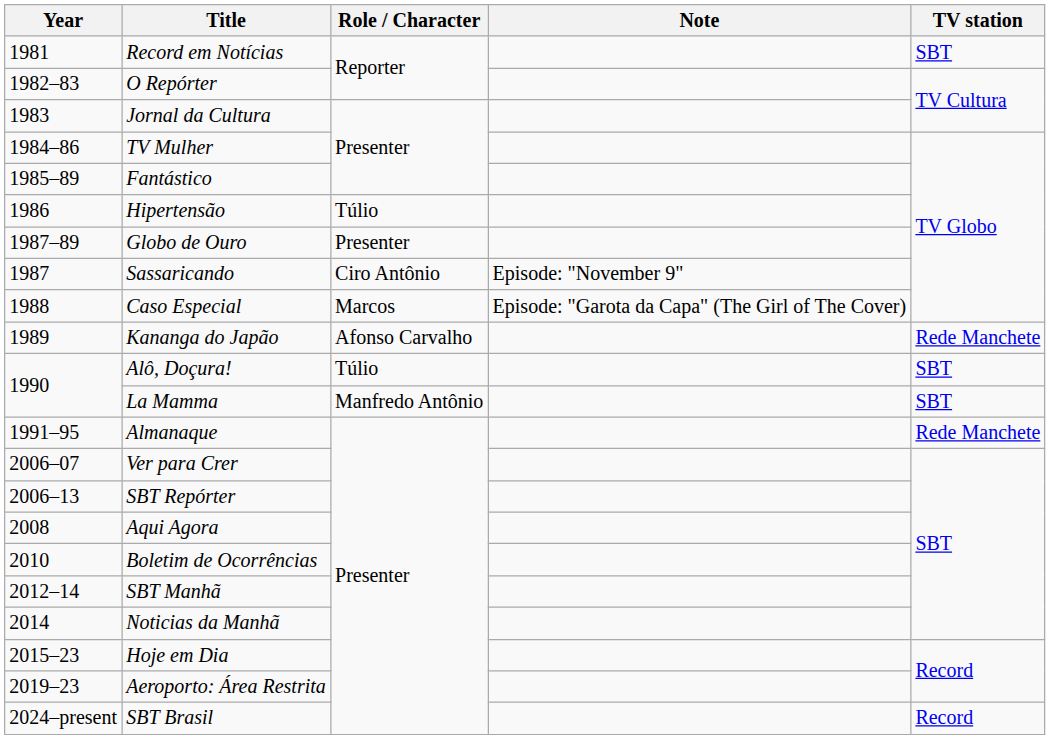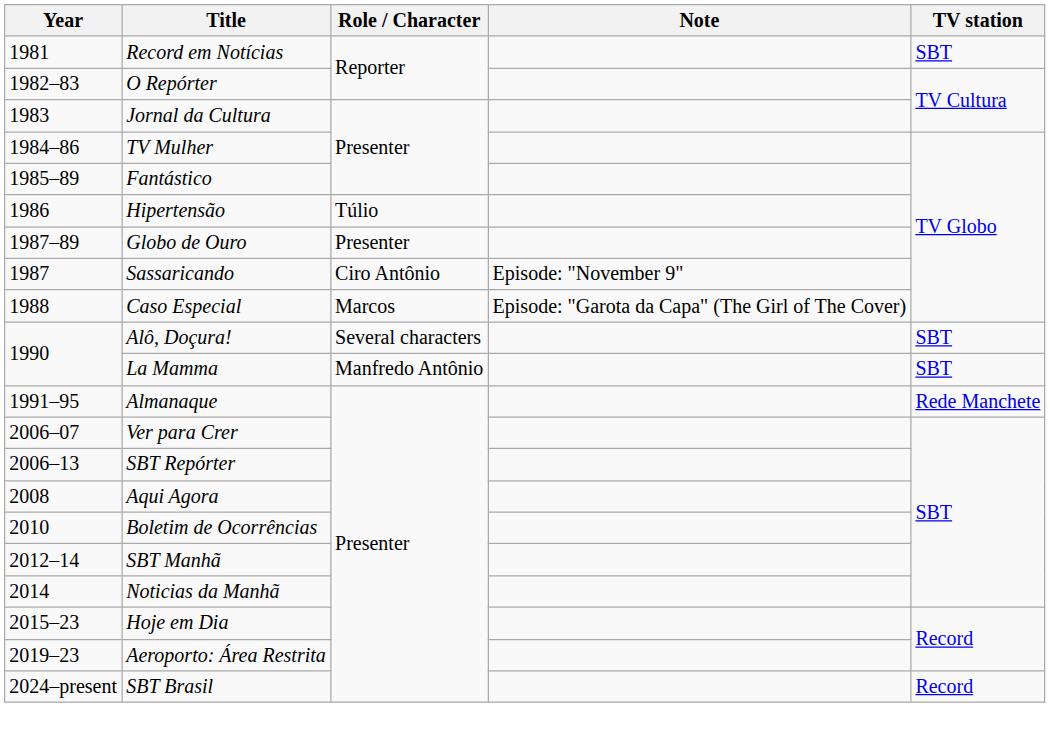- row: (202, 337)
(357, 369) Túlio -> (408, 337) Several characters
